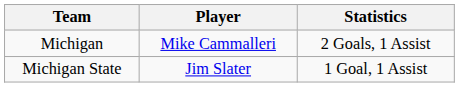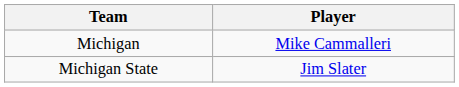- column: (376, 17)
